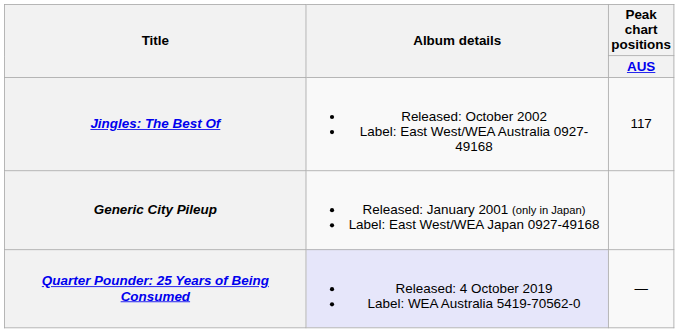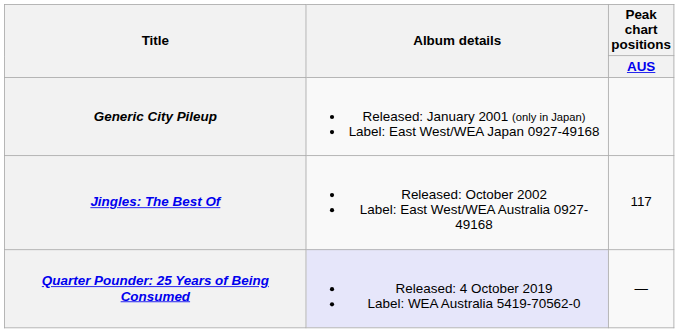rows swapped: (155, 210) <-> (155, 124)
